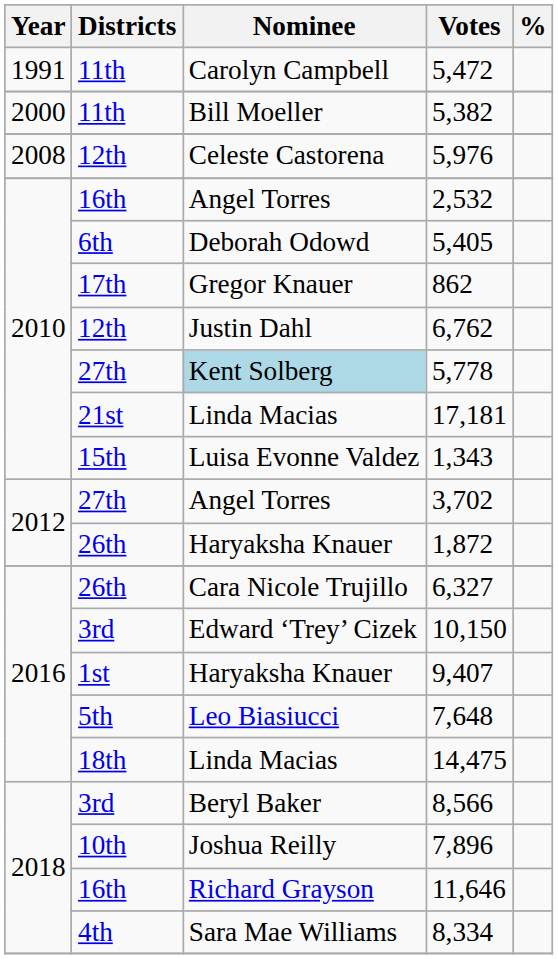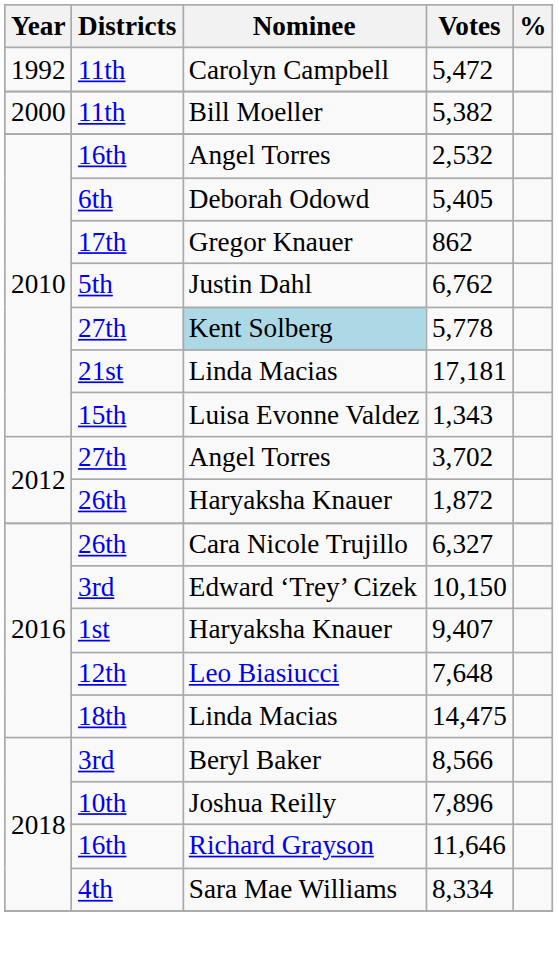(38, 69) 1991 -> (38, 69) 1992
- row: (463, 155)
(102, 328) 12th -> (95, 284) 5th
(95, 716) 5th -> (102, 673) 12th
